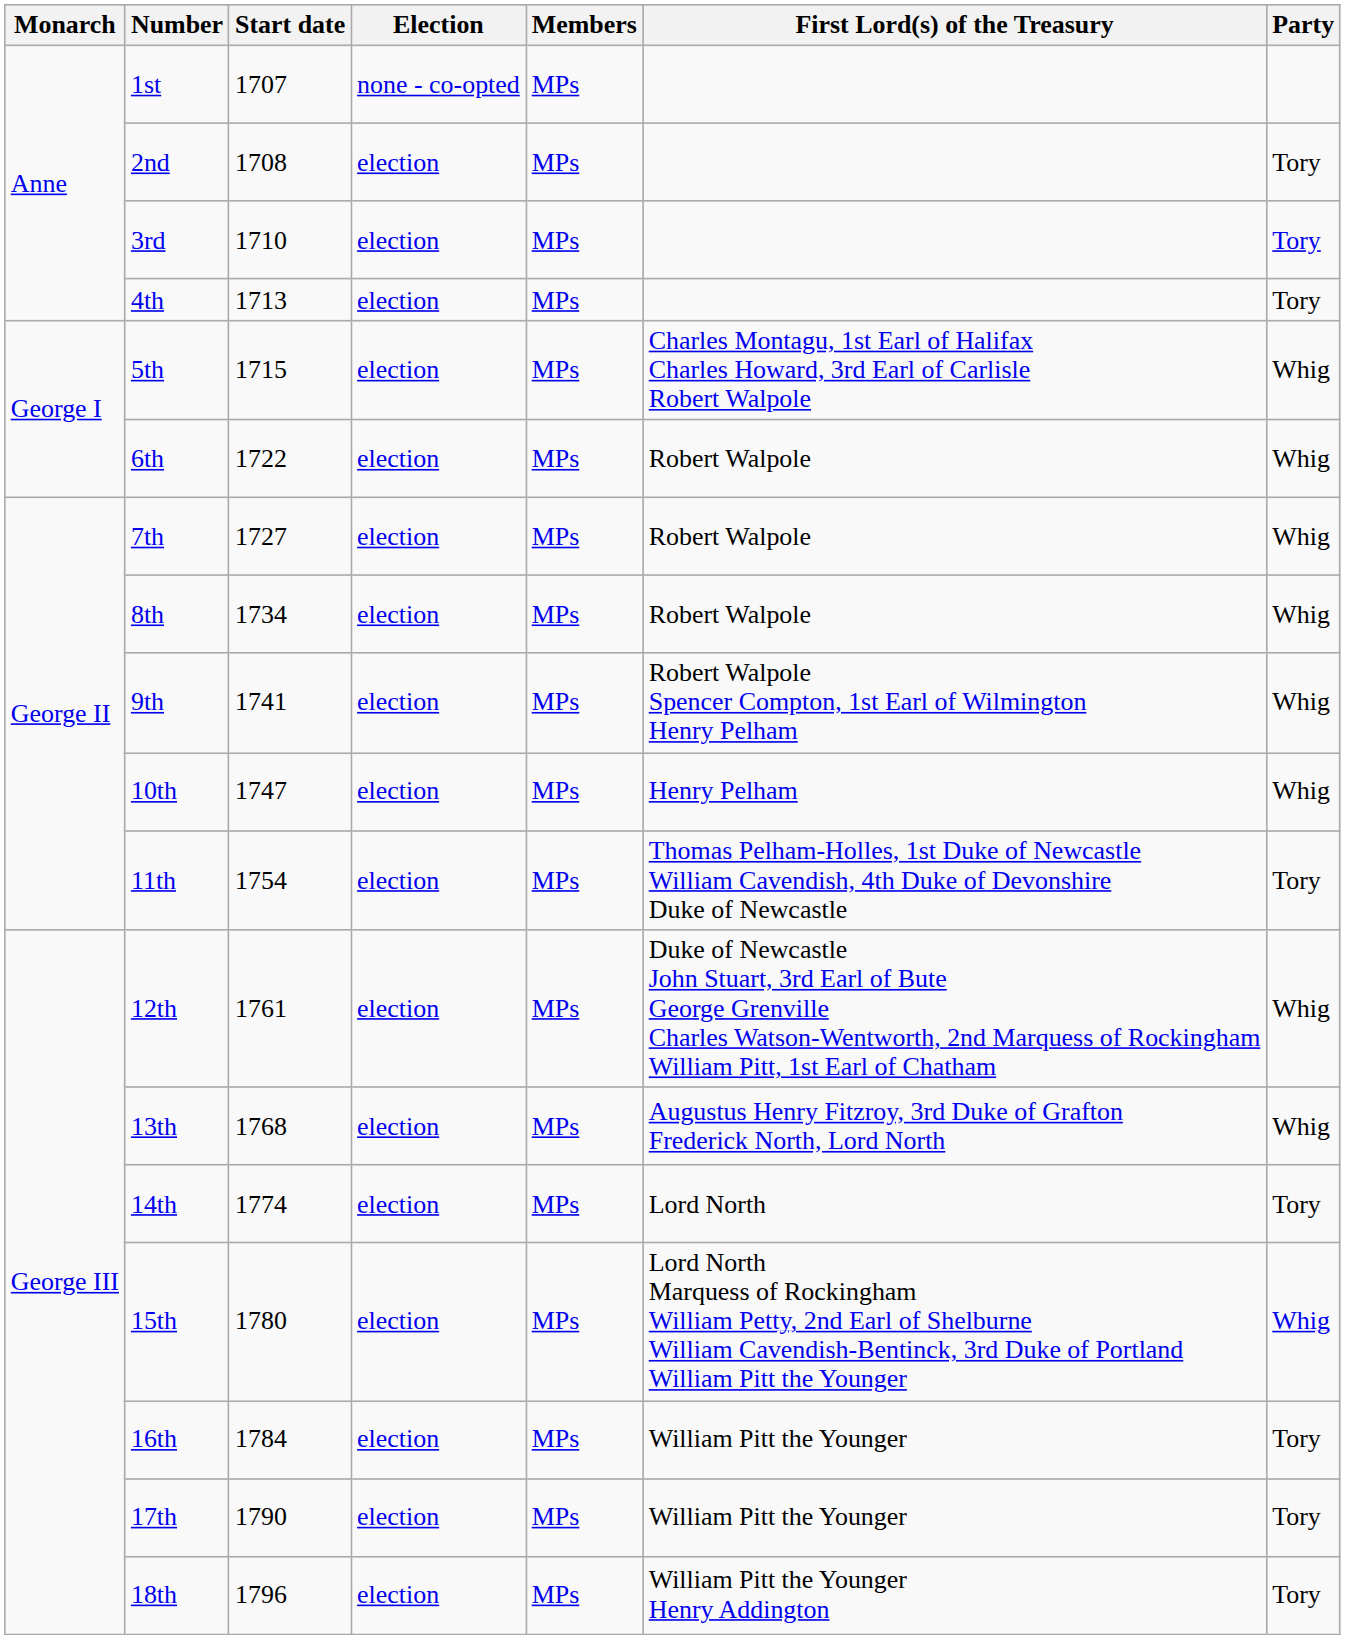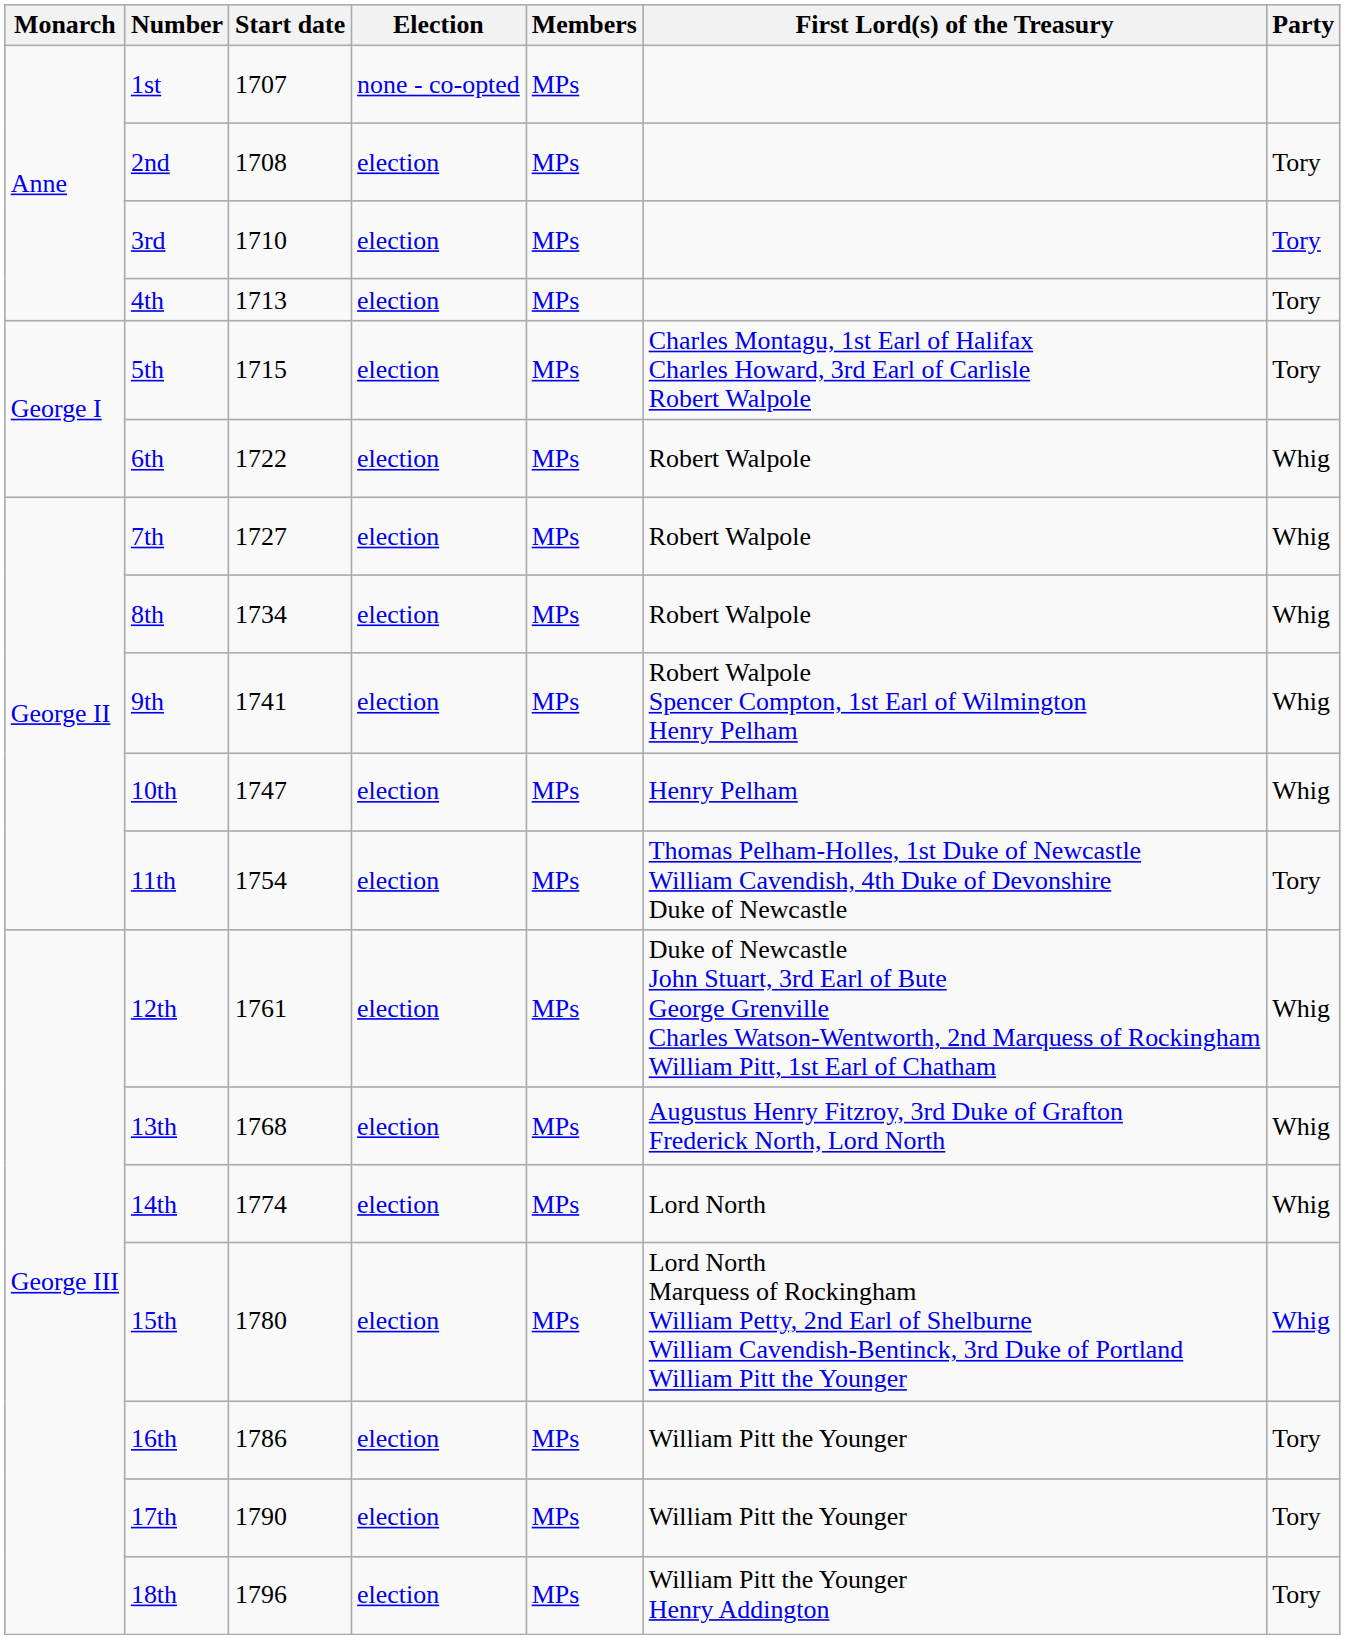(1301, 369) Whig -> (1297, 369) Tory
(1297, 1203) Tory -> (1301, 1203) Whig
(261, 1439) 1784 -> (261, 1439) 1786
